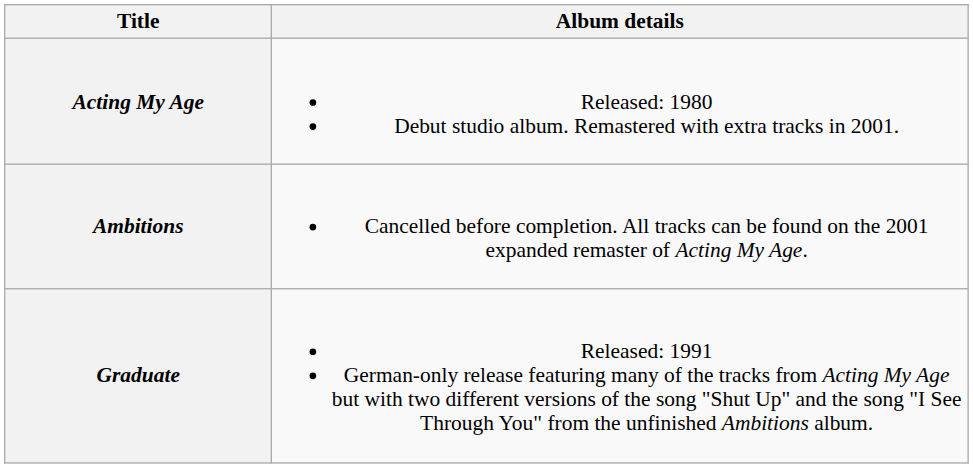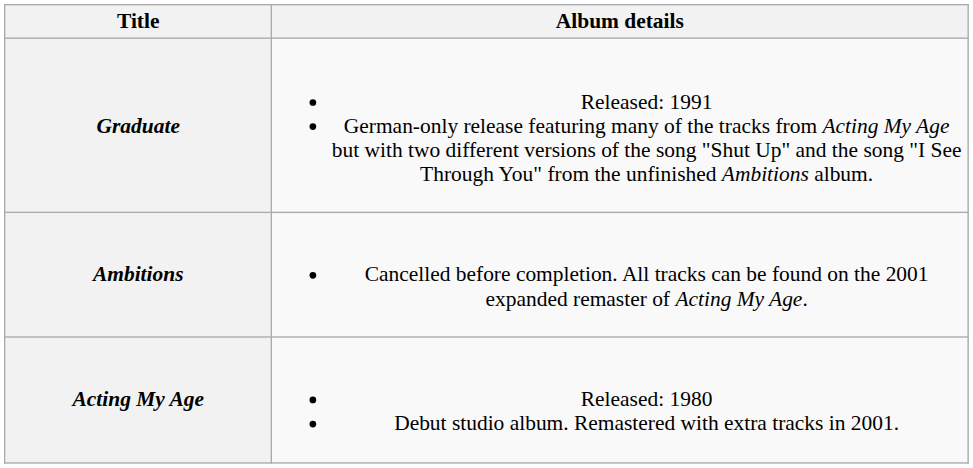rows swapped: (138, 101) <-> (138, 375)
